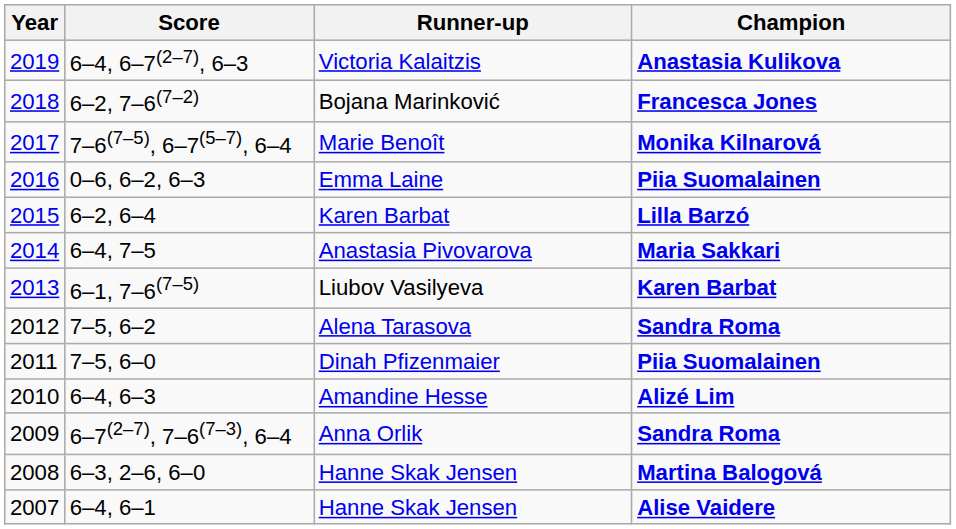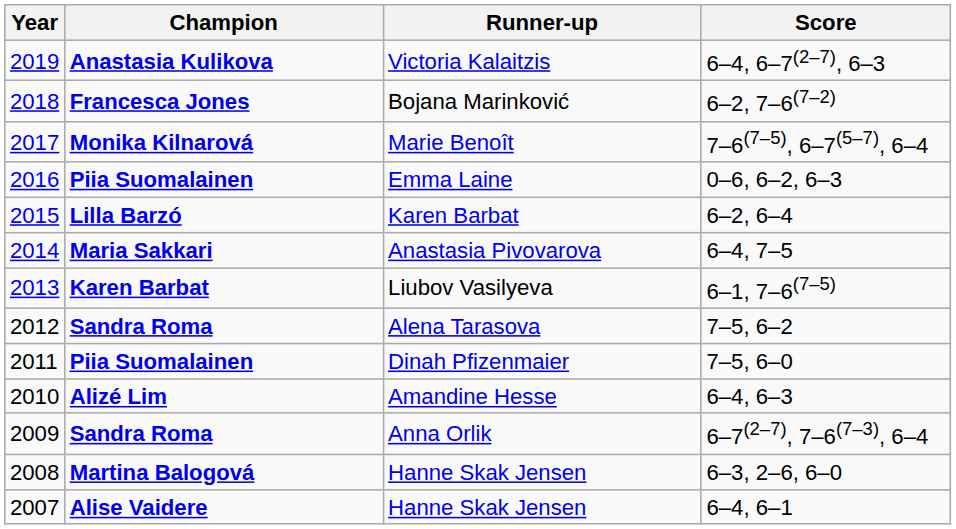columns swapped: (791, 23) <-> (189, 23)
